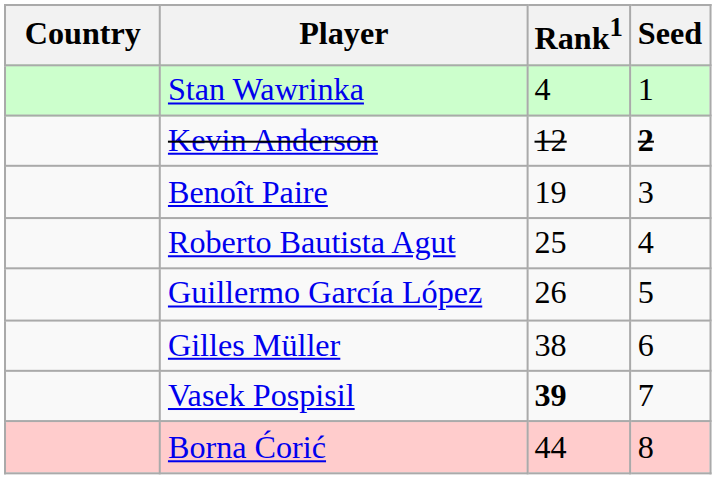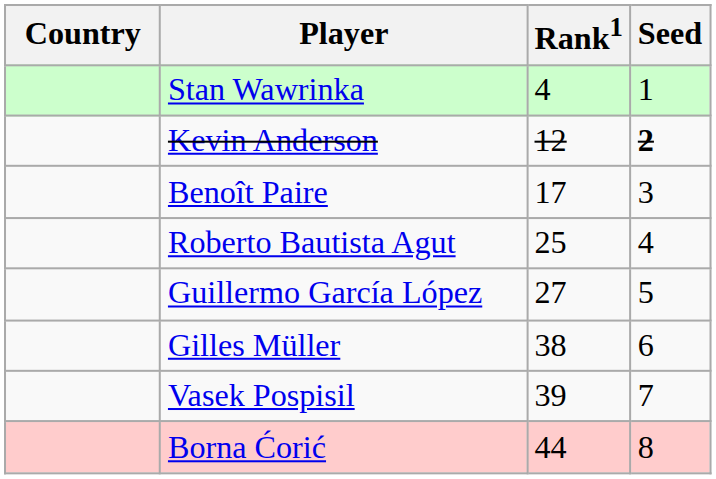(551, 191) 19 -> (551, 191) 17
(551, 293) 26 -> (551, 293) 27
(551, 395) bold -> (551, 395) normal
